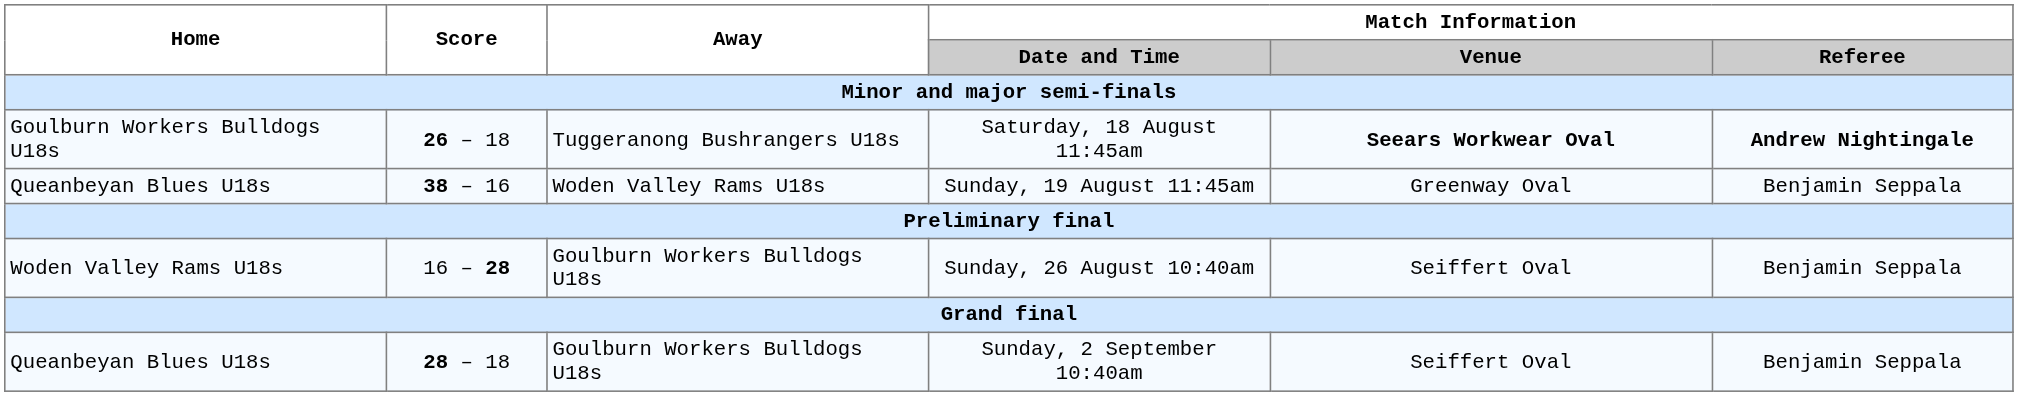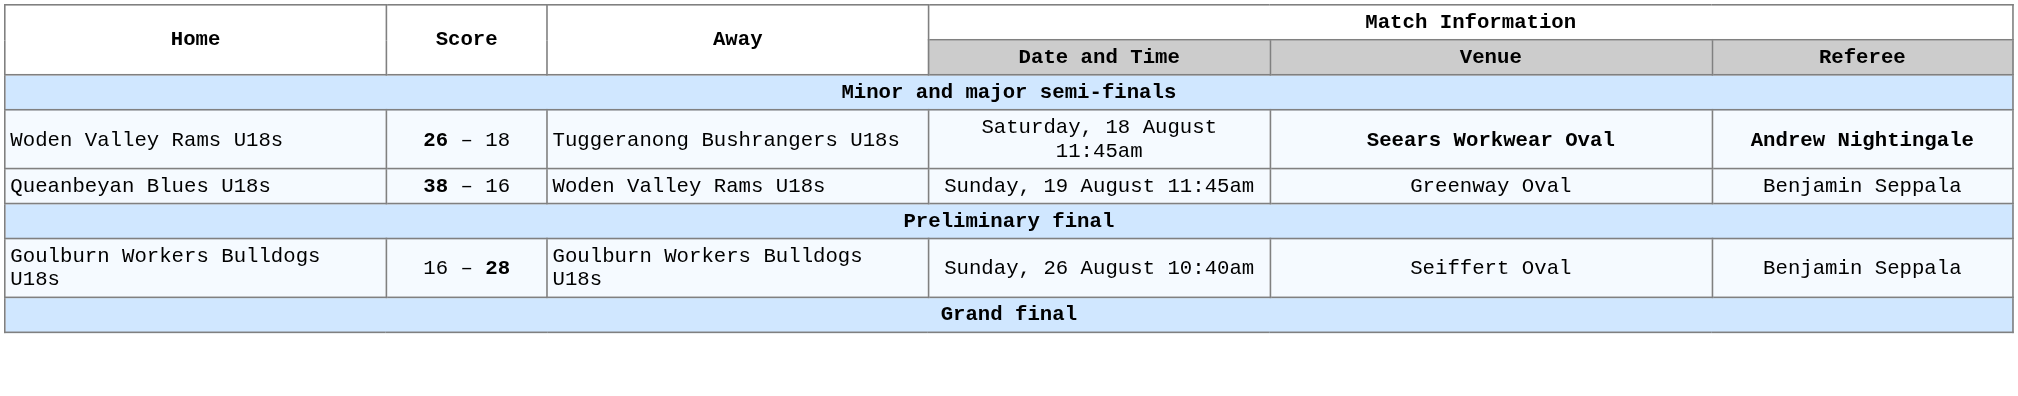(165, 139) Goulburn Workers Bulldogs U18s -> (147, 139) Woden Valley Rams U18s
(147, 268) Woden Valley Rams U18s -> (165, 268) Goulburn Workers Bulldogs U18s
- row: (1099, 362)
